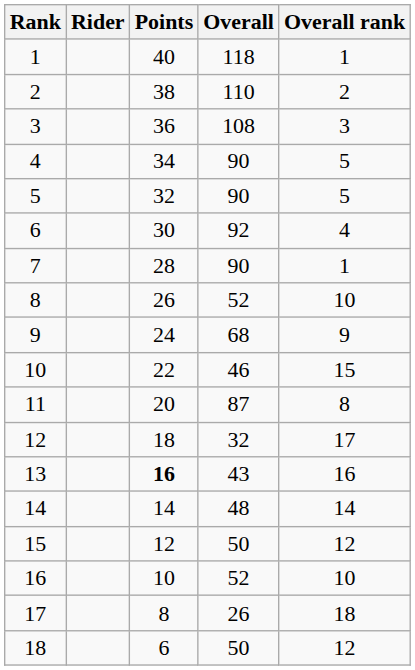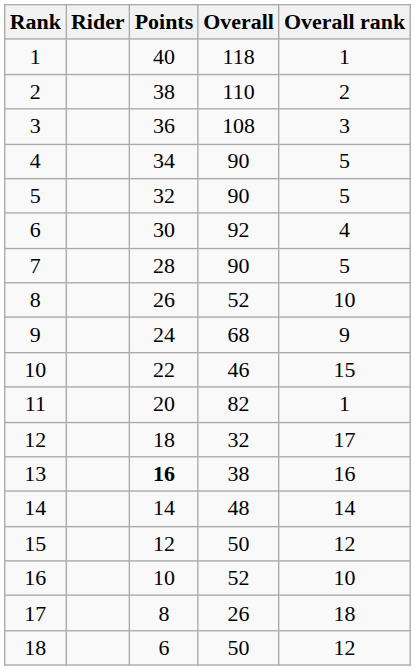(345, 265) 1 -> (345, 265) 5
(239, 404) 87 -> (239, 404) 82
(345, 404) 8 -> (345, 404) 1
(239, 473) 43 -> (239, 473) 38
